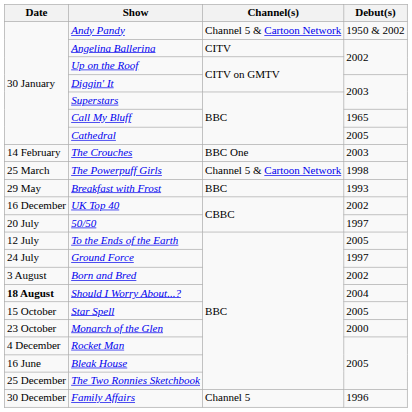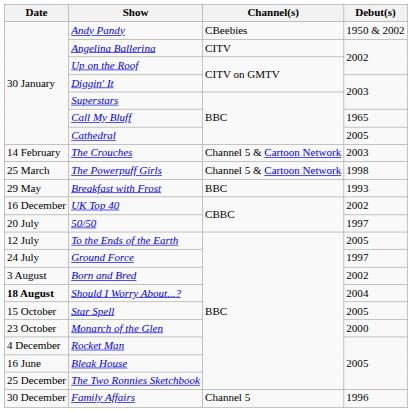(273, 30) Channel 5 & Cartoon Network -> (226, 30) CBeebies
(227, 153) BBC One -> (273, 153) Channel 5 & Cartoon Network
